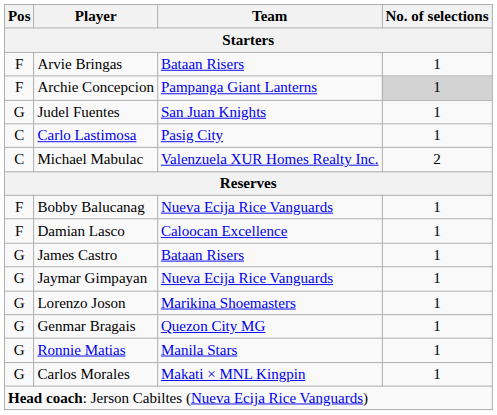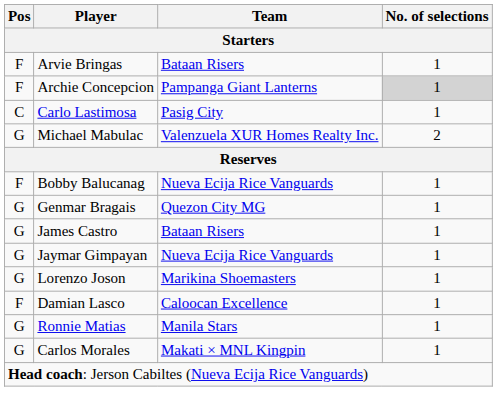- row: (79, 111)
(19, 159) C -> (19, 135) G
rows swapped: (86, 326) <-> (81, 231)
